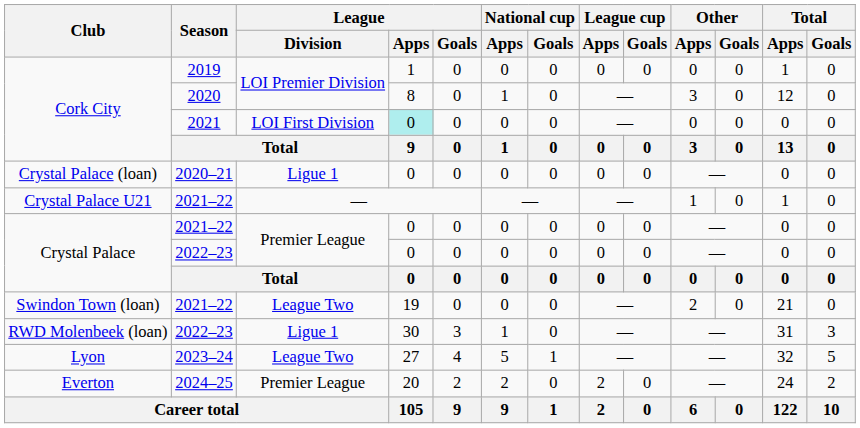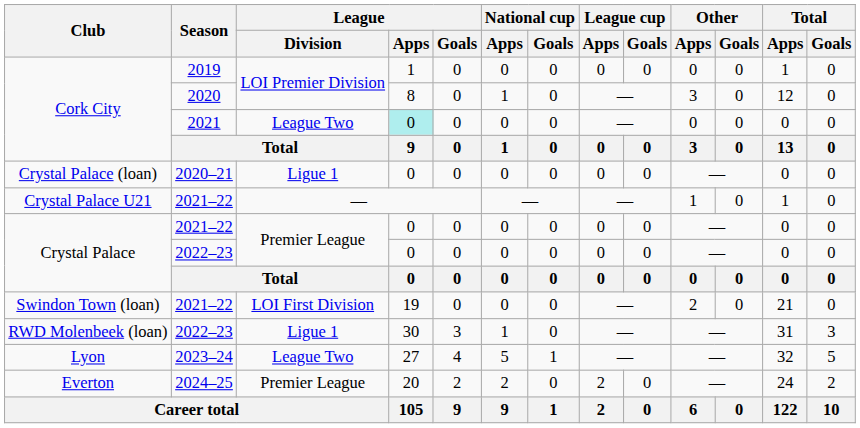(313, 122) LOI First Division -> (313, 122) League Two
(313, 305) League Two -> (313, 305) LOI First Division
